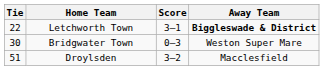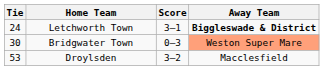(15, 27) 22 -> (15, 27) 24
(254, 42) no background -> (254, 42) lightsalmon background
(15, 58) 51 -> (15, 58) 53
